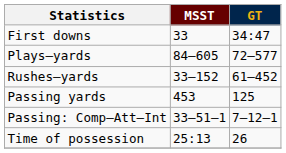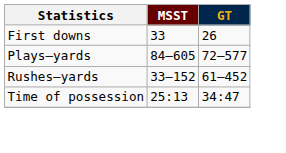(251, 35) 34:47 -> (209, 35) 26
- row: (57, 97)
- row: (87, 118)
(240, 138) 26 -> (221, 97) 34:47
